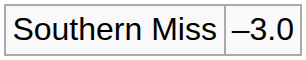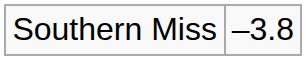(263, 28) –3.0 -> (263, 28) –3.8
